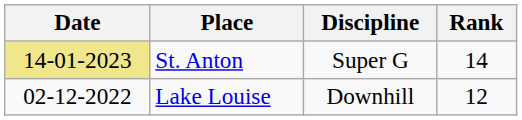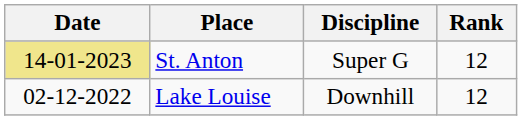(476, 59) 14 -> (476, 59) 12
